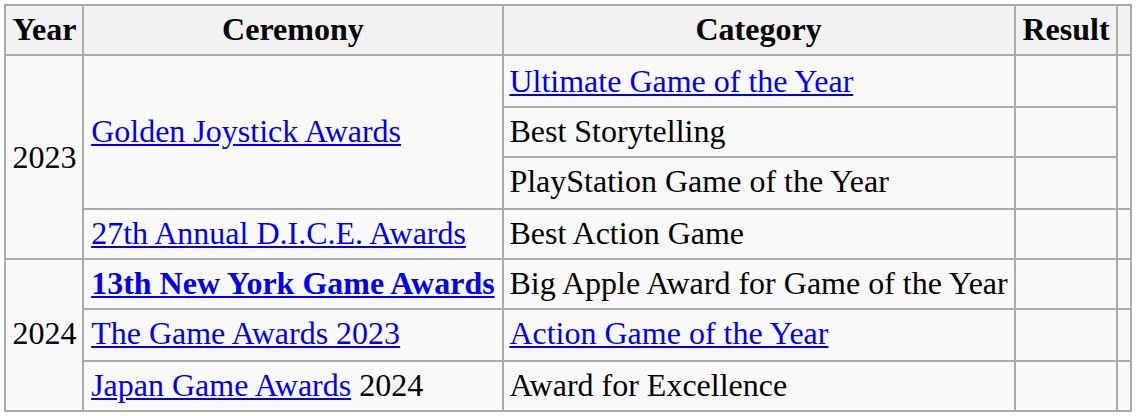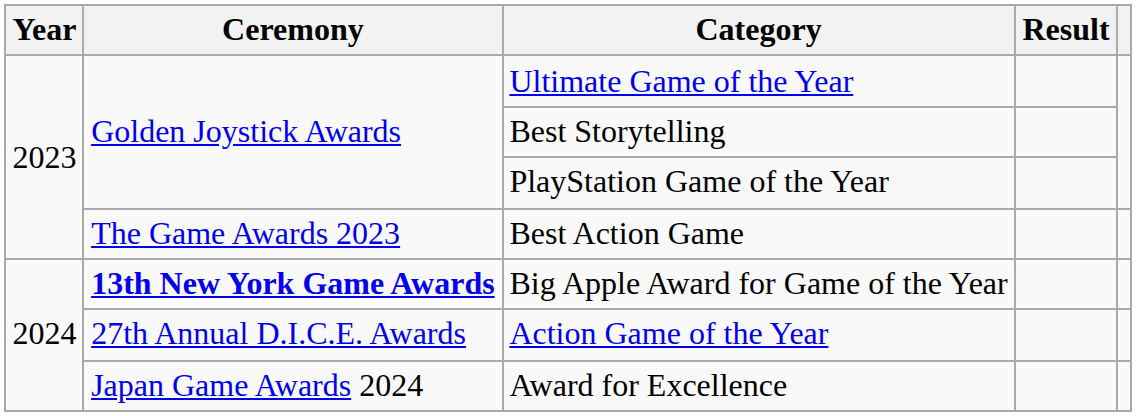(279, 232) 27th Annual D.I.C.E. Awards -> (246, 232) The Game Awards 2023
(246, 334) The Game Awards 2023 -> (279, 334) 27th Annual D.I.C.E. Awards
